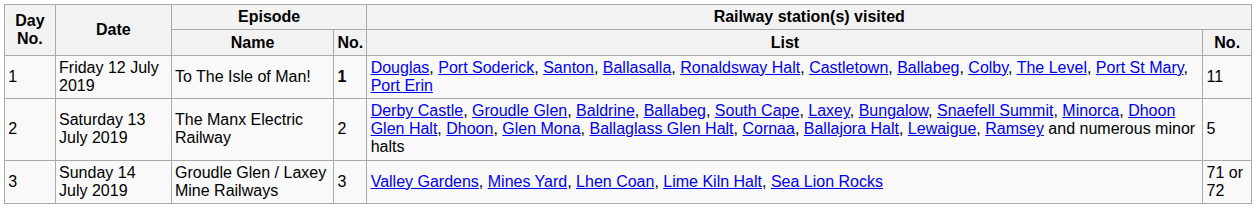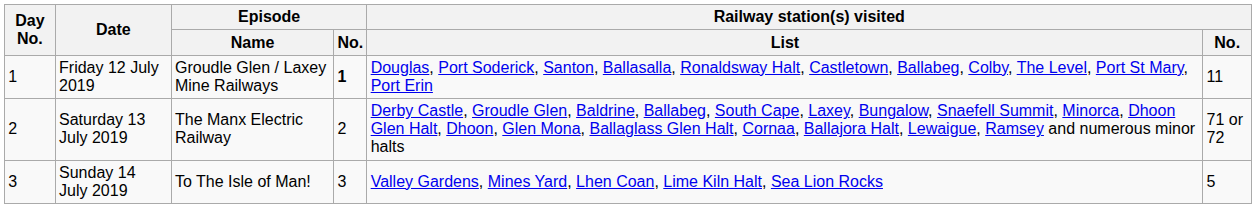(243, 76) To The Isle of Man! -> (251, 76) Groudle Glen / Laxey Mine Railways
(1211, 129) 5 -> (1225, 129) 71 or 72
(251, 181) Groudle Glen / Laxey Mine Railways -> (243, 181) To The Isle of Man!
(1225, 181) 71 or 72 -> (1211, 181) 5
